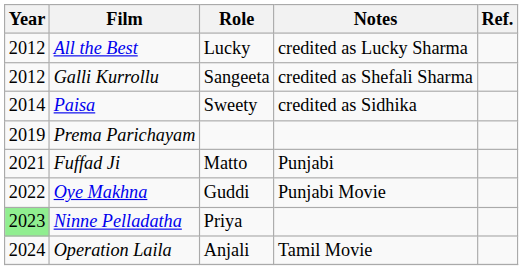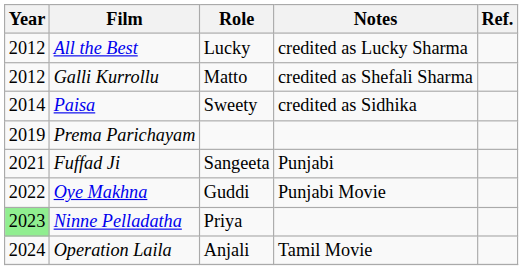(237, 76) Sangeeta -> (226, 76) Matto
(226, 163) Matto -> (237, 163) Sangeeta
